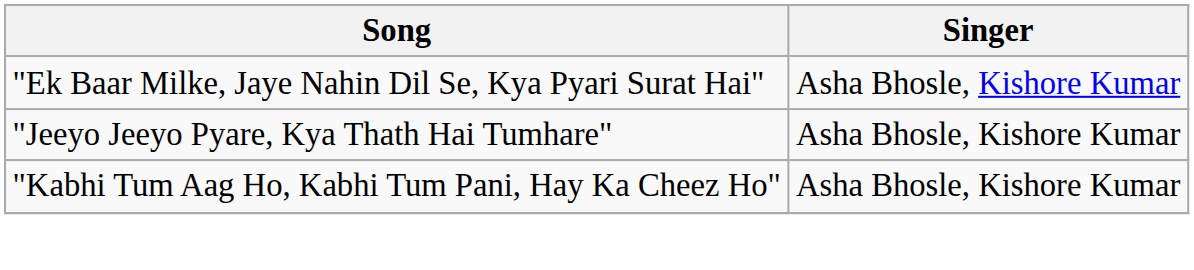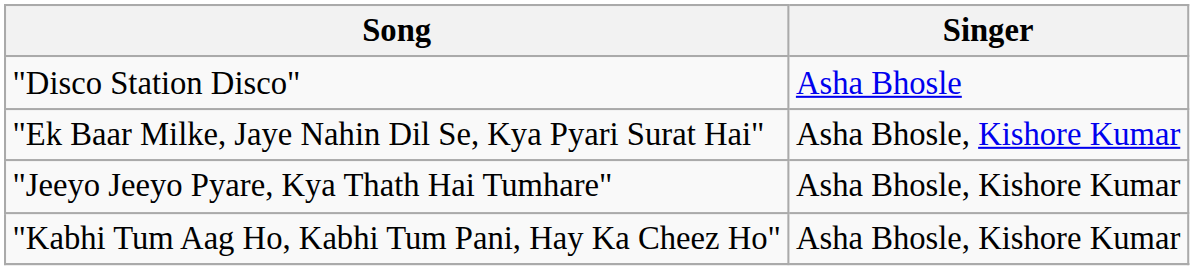+ row: (156, 82)
